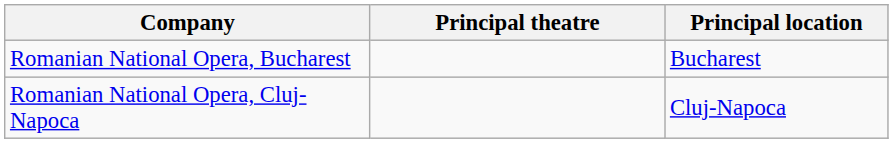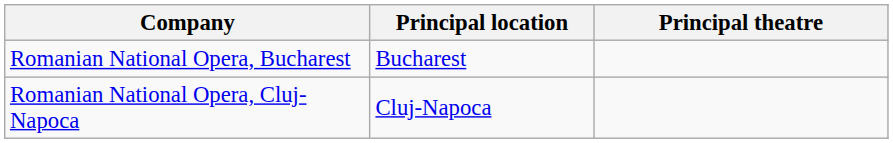columns swapped: (517, 22) <-> (776, 22)
